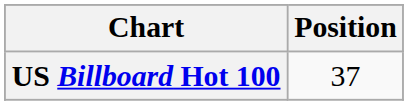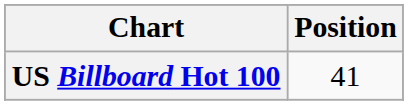(345, 75) 37 -> (345, 75) 41
